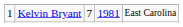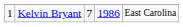(109, 13) 1981 -> (109, 13) 1986
